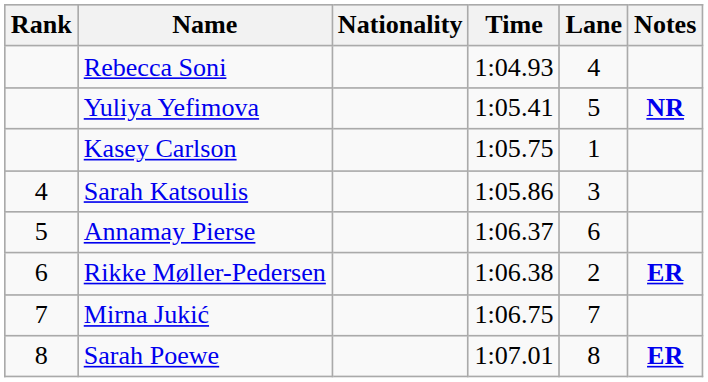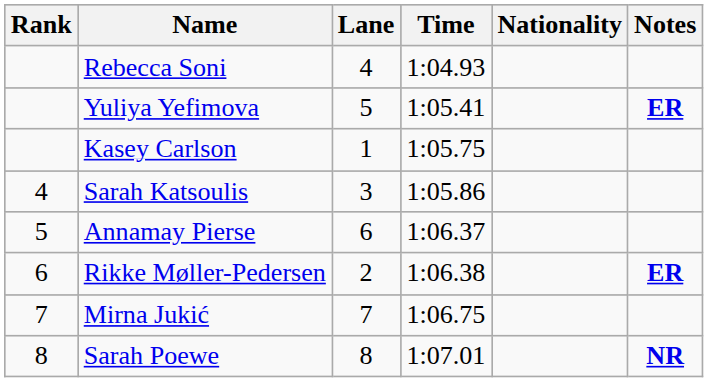columns swapped: (400, 25) <-> (594, 25)
(665, 107) NR -> (665, 107) ER
(665, 356) ER -> (665, 356) NR
